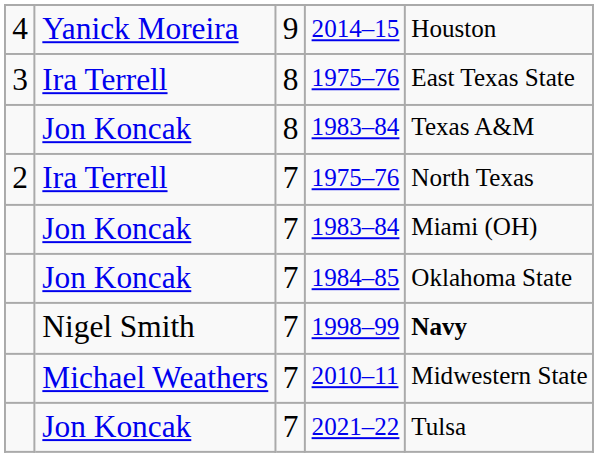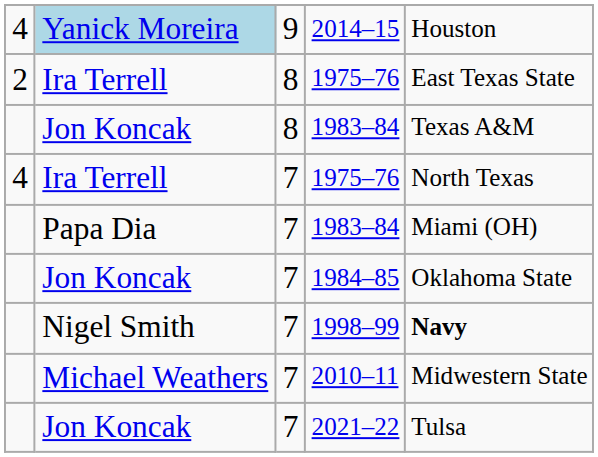(140, 29) no background -> (140, 29) lightblue background
(20, 79) 3 -> (20, 79) 2
(20, 178) 2 -> (20, 178) 4
(117, 228) Jon Koncak -> (99, 228) Papa Dia
